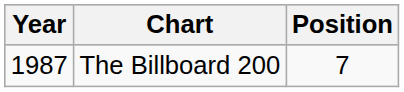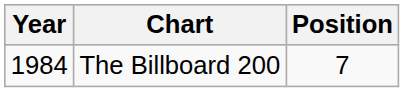(39, 65) 1987 -> (39, 65) 1984
